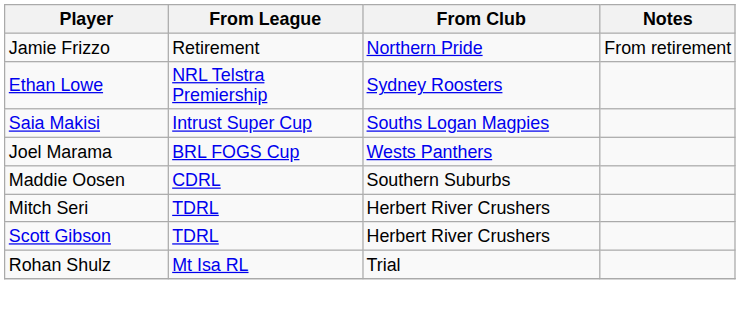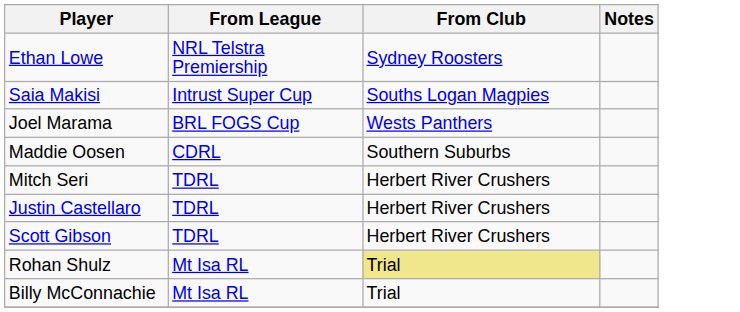- row: (59, 47)
+ row: (75, 208)
(384, 265) no background -> (384, 265) khaki background
+ row: (82, 293)
